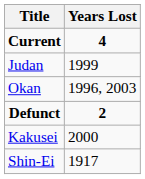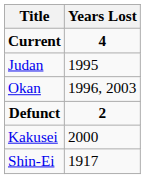(83, 64) 1999 -> (83, 64) 1995
